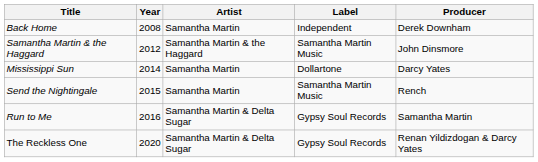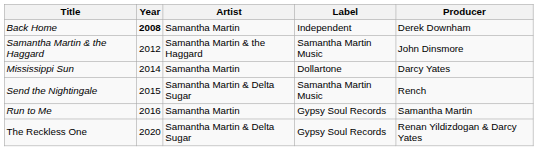(150, 27) normal -> (150, 27) bold
(202, 90) Samantha Martin -> (220, 90) Samantha Martin & Delta Sugar
(220, 117) Samantha Martin & Delta Sugar -> (202, 111) Samantha Martin
